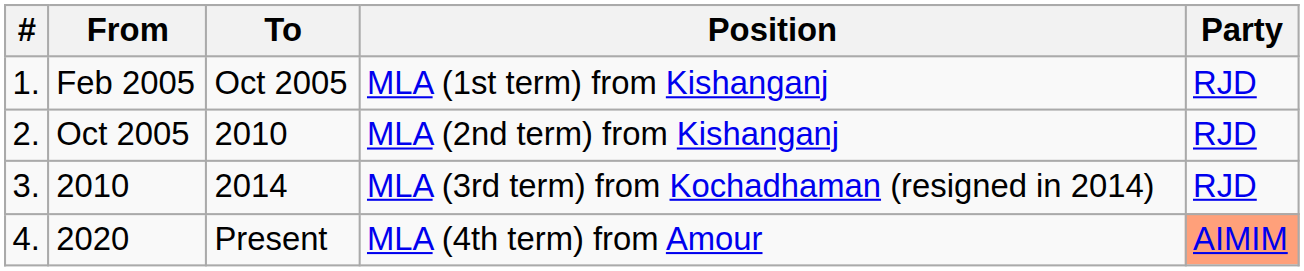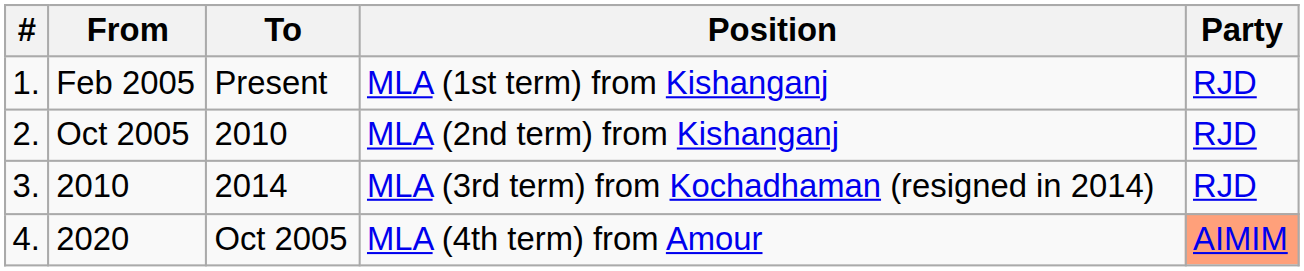(281, 82) Oct 2005 -> (271, 82) Present
(271, 238) Present -> (281, 238) Oct 2005
